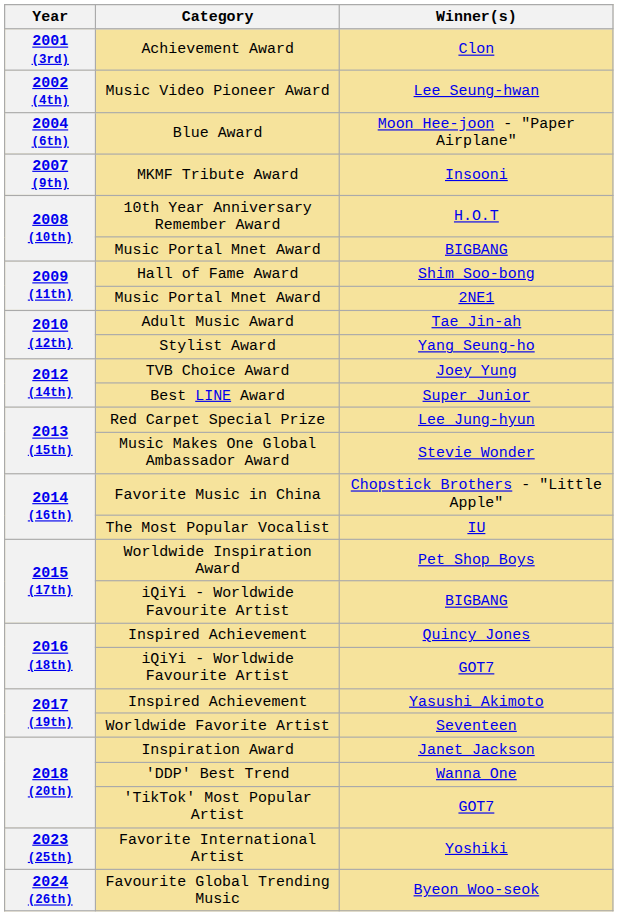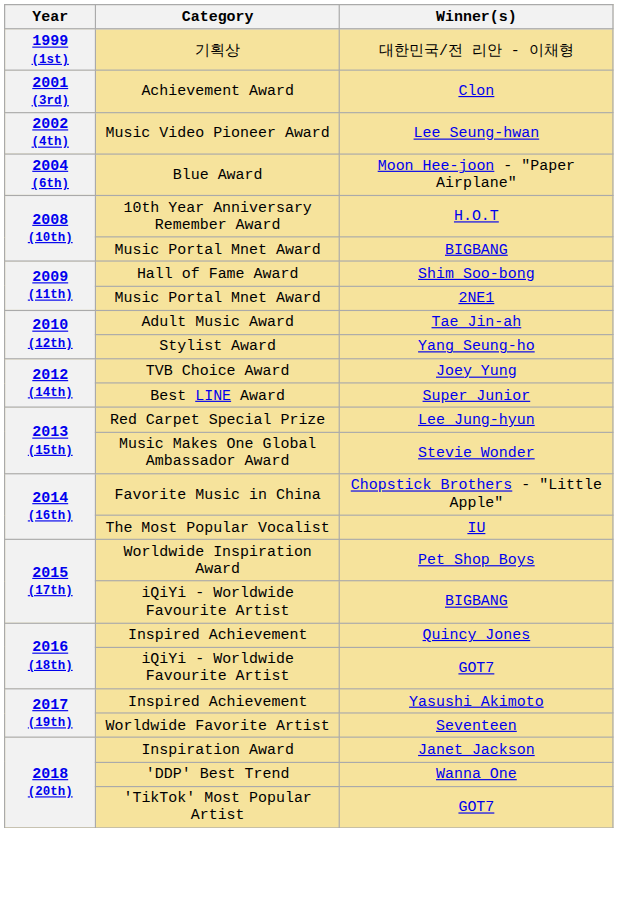+ row: (218, 50)
- row: (218, 175)
- row: (218, 849)
- row: (218, 890)
